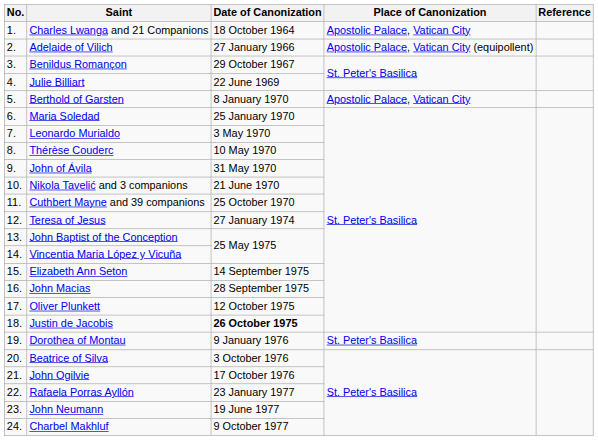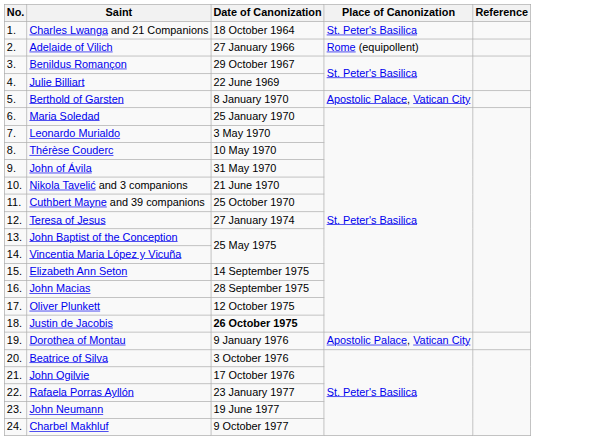(399, 30) Apostolic Palace, Vatican City -> (372, 30) St. Peter's Basilica
(430, 47) Apostolic Palace, Vatican City (equipollent) -> (373, 47) Rome (equipollent)
(372, 340) St. Peter's Basilica -> (399, 340) Apostolic Palace, Vatican City
